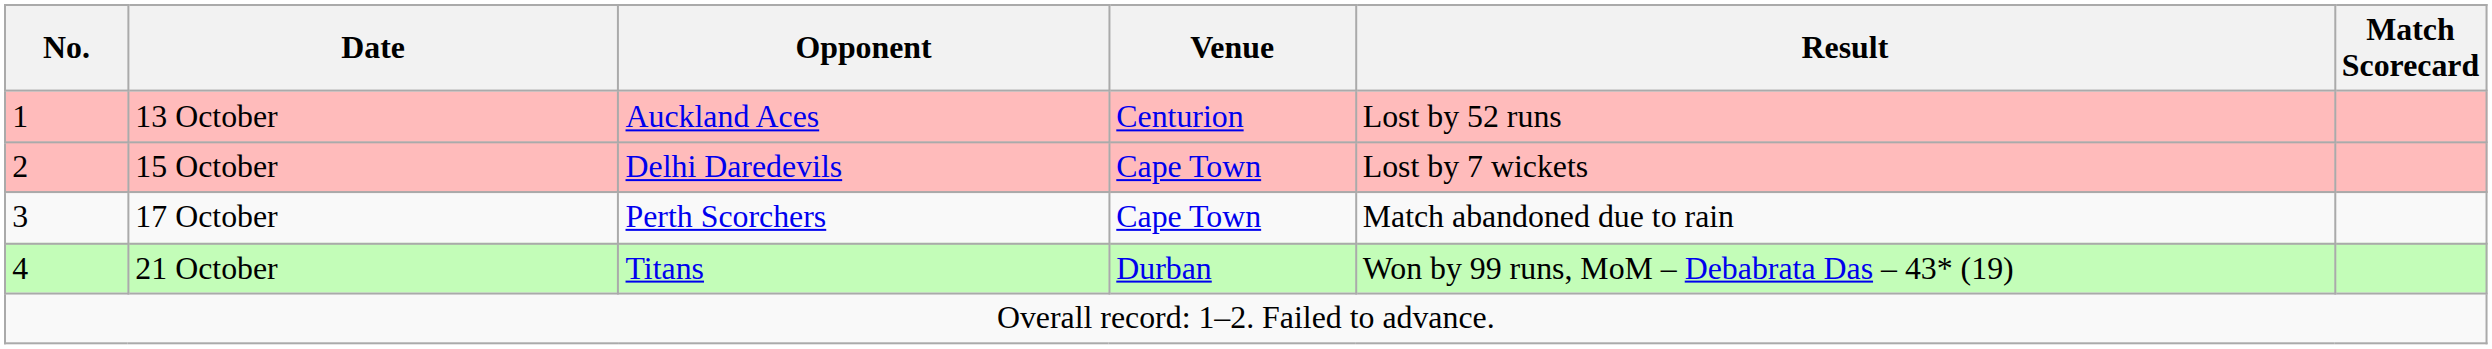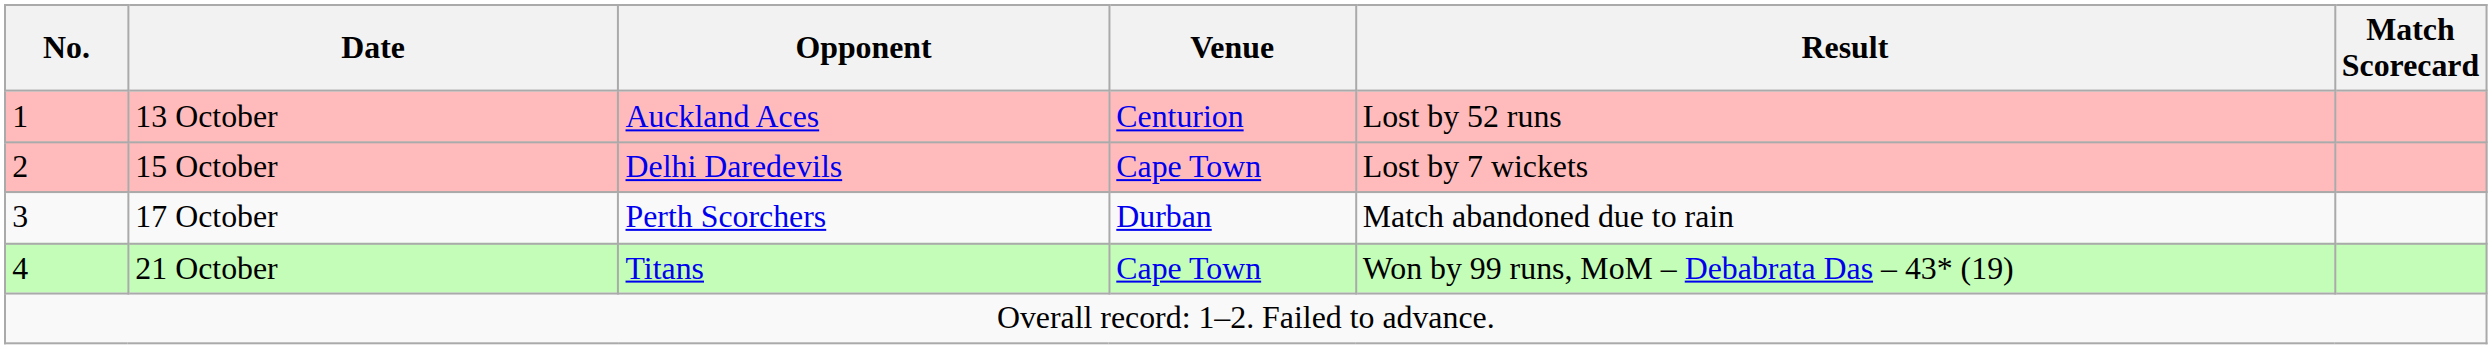(1189, 217) Cape Town -> (1164, 217) Durban
(1164, 267) Durban -> (1189, 267) Cape Town
